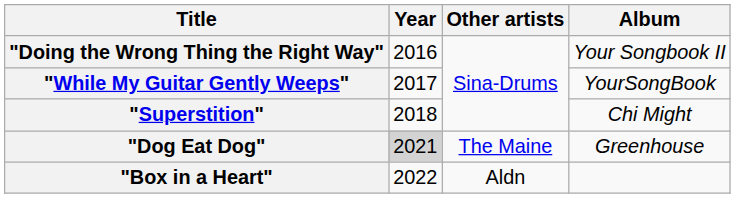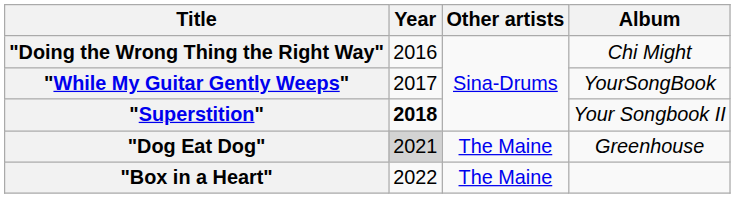(650, 51) Your Songbook II -> (650, 51) Chi Might
(415, 114) normal -> (415, 114) bold
(650, 114) Chi Might -> (650, 114) Your Songbook II
(505, 177) Aldn -> (505, 177) The Maine
